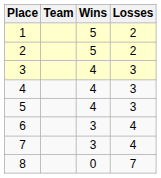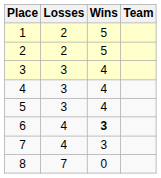columns swapped: (59, 13) <-> (133, 13)
(93, 126) normal -> (104, 126) bold
